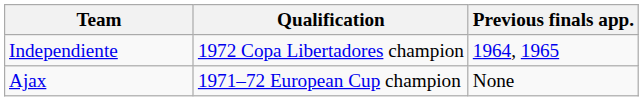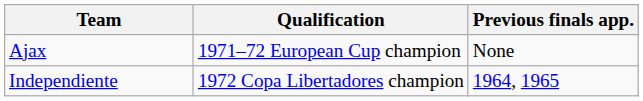rows swapped: (28, 80) <-> (63, 50)
